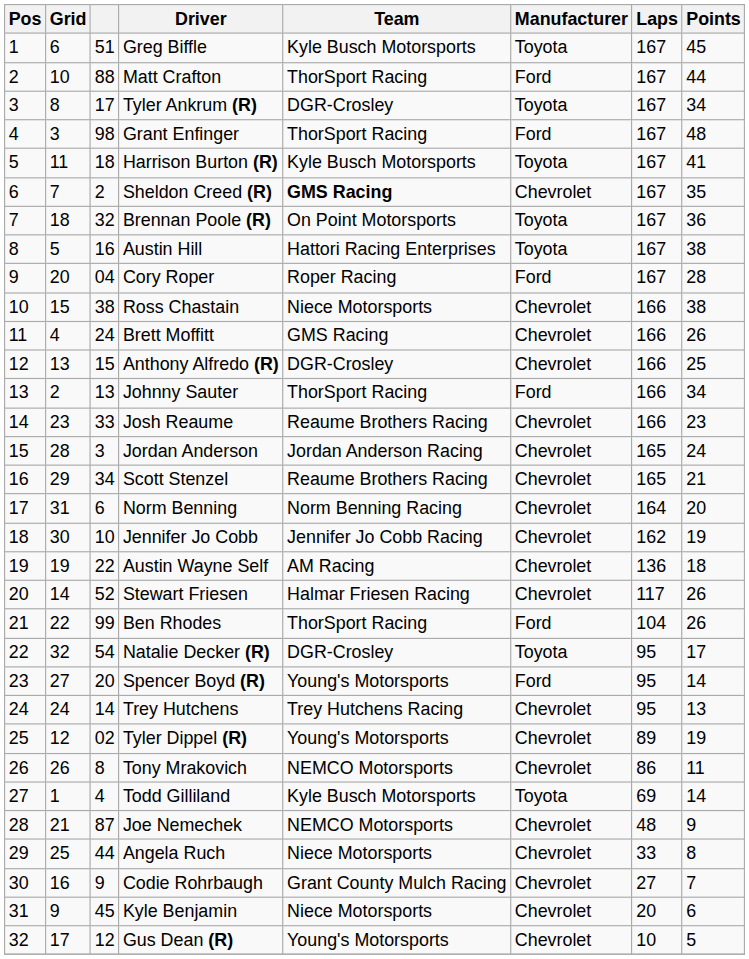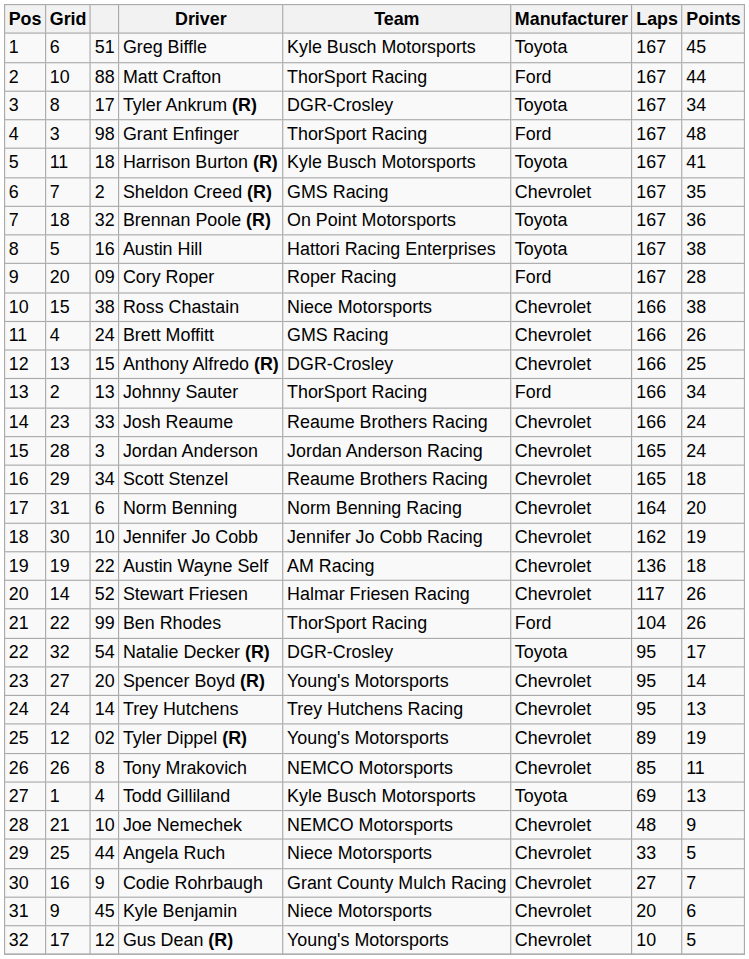(340, 191) bold -> (338, 191) normal
(105, 277) 04 -> (105, 277) 09
(696, 421) 23 -> (696, 421) 24
(696, 479) 21 -> (696, 479) 18
(533, 680) Ford -> (553, 680) Chevrolet
(646, 766) 86 -> (646, 766) 85
(696, 795) 14 -> (696, 795) 13
(105, 824) 87 -> (105, 824) 10
(691, 853) 8 -> (691, 853) 5
